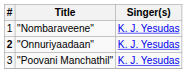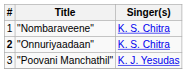(149, 29) K. J. Yesudas -> (144, 29) K. S. Chitra
(149, 45) K. J. Yesudas -> (144, 45) K. S. Chitra
